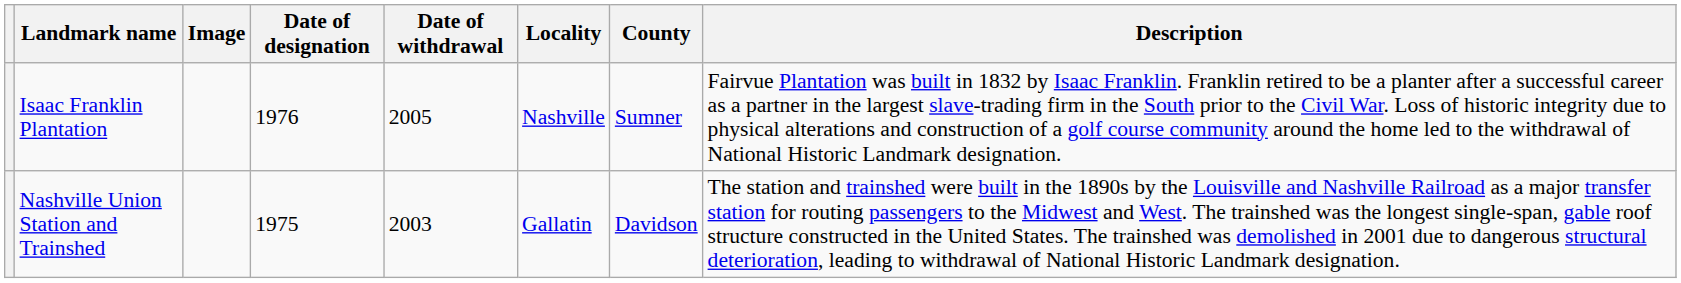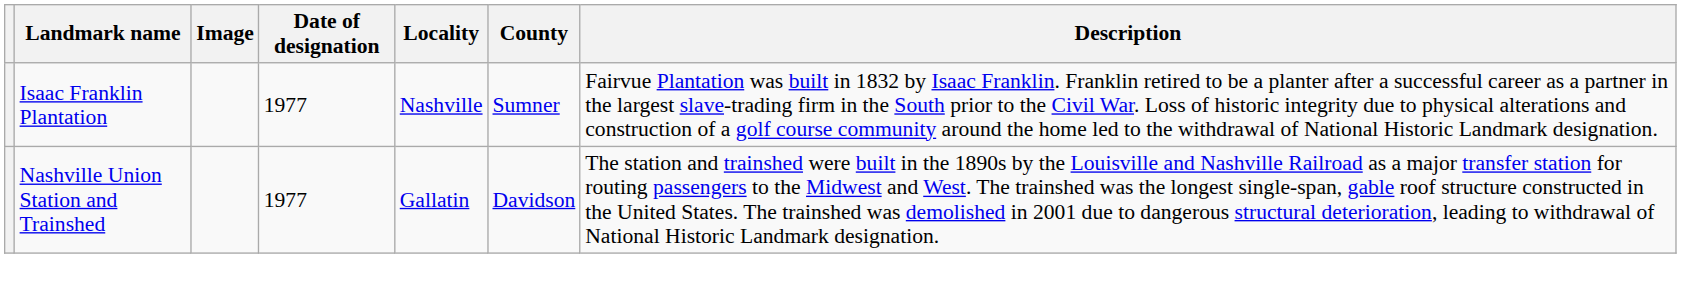- column: (450, 33)
(277, 116) 1976 -> (285, 104) 1977
(277, 223) 1975 -> (285, 199) 1977
